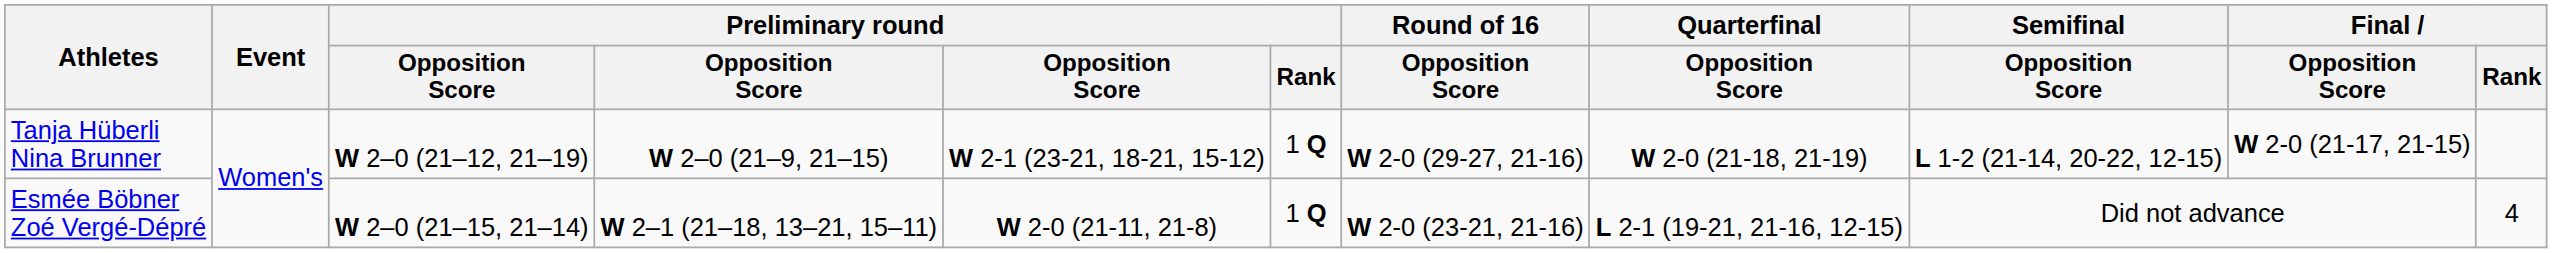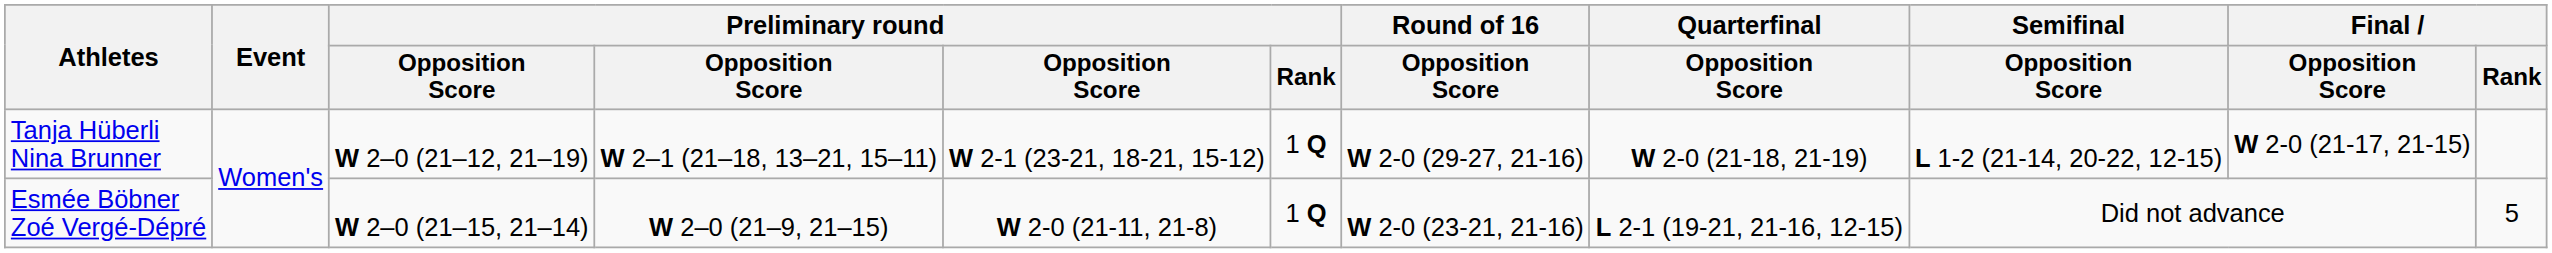(769, 159) W 2–0 (21–9, 21–15) -> (769, 159) W 2–1 (21–18, 13–21, 15–11)
(769, 227) W 2–1 (21–18, 13–21, 15–11) -> (769, 227) W 2–0 (21–9, 21–15)
(2512, 213) 4 -> (2512, 213) 5
